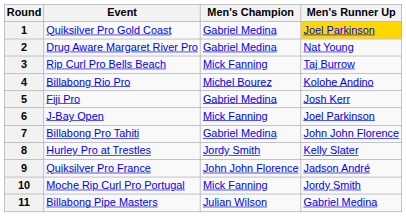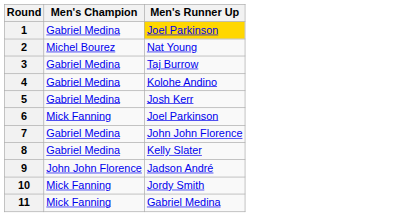- column: (122, 13)
(240, 47) Gabriel Medina -> (81, 47) Michel Bourez
(235, 64) Mick Fanning -> (83, 64) Gabriel Medina
(237, 82) Michel Bourez -> (83, 82) Gabriel Medina
(232, 151) Jordy Smith -> (83, 151) Gabriel Medina
(235, 202) Julian Wilson -> (79, 202) Mick Fanning
